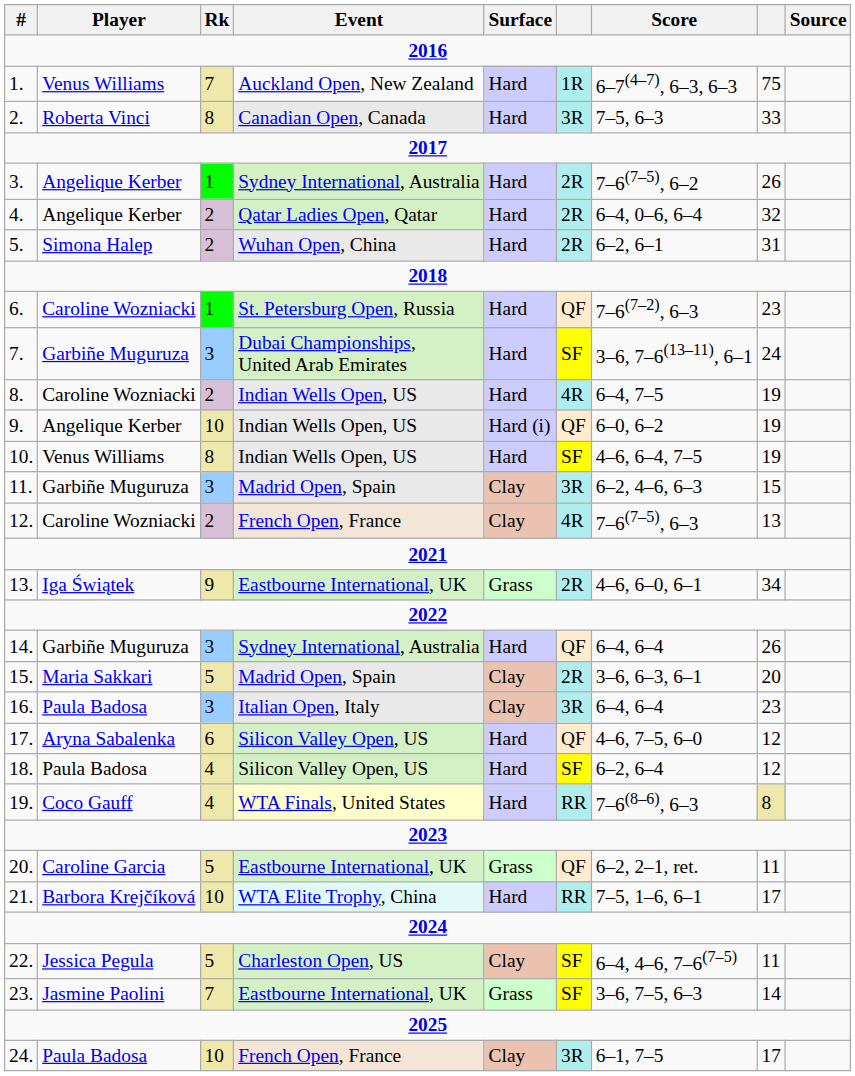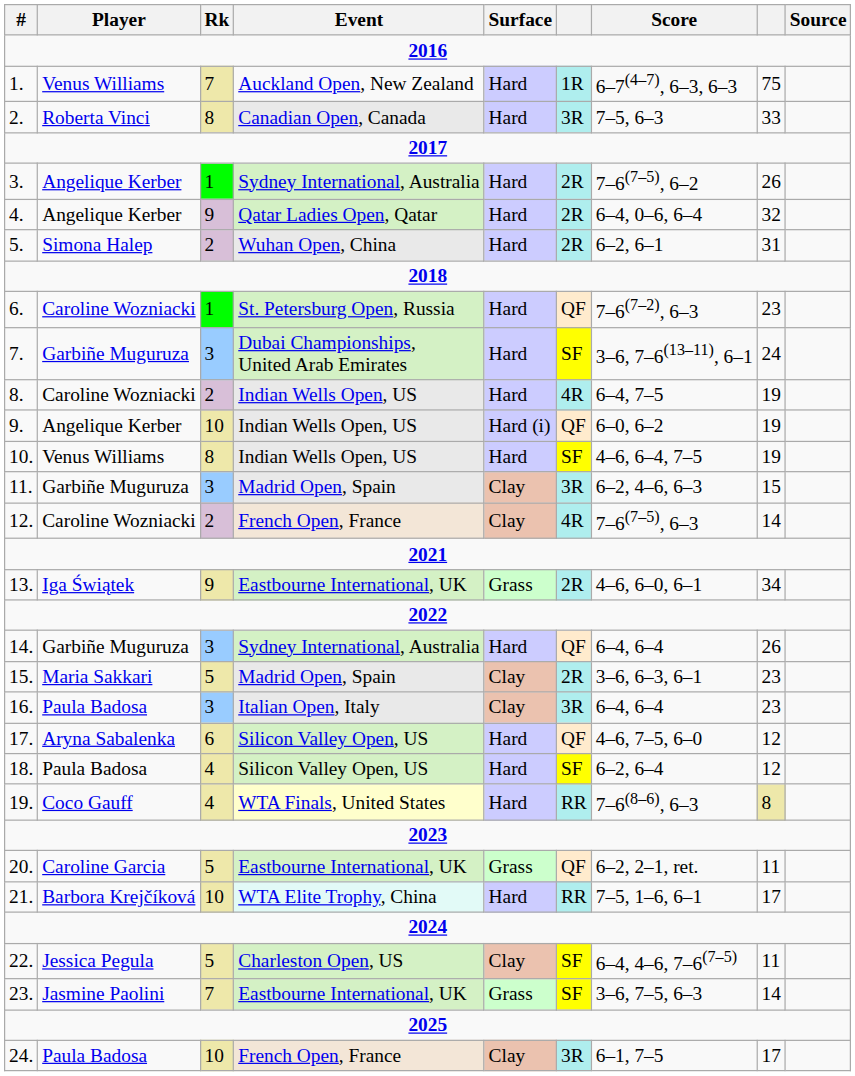(209, 214) 2 -> (209, 214) 9
(771, 520) 13 -> (771, 520) 14
(771, 676) 20 -> (771, 676) 23
